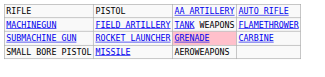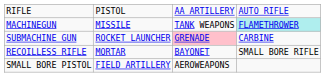(133, 25) FIELD ARTILLERY -> (113, 25) MISSILE
(269, 25) no background -> (269, 25) paleturquoise background
+ row: (46, 52)
(113, 52) MISSILE -> (133, 65) FIELD ARTILLERY
